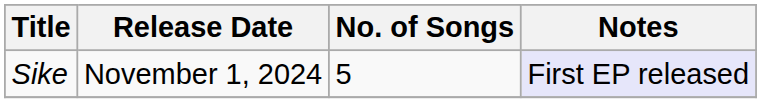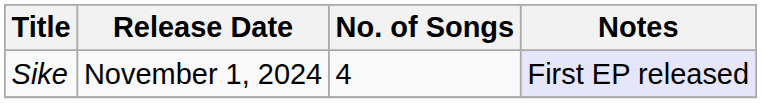(344, 73) 5 -> (344, 73) 4
